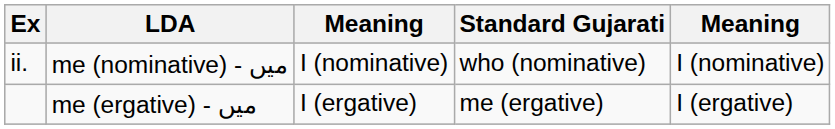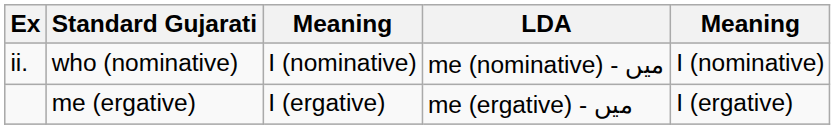columns swapped: (562, 23) <-> (170, 23)
